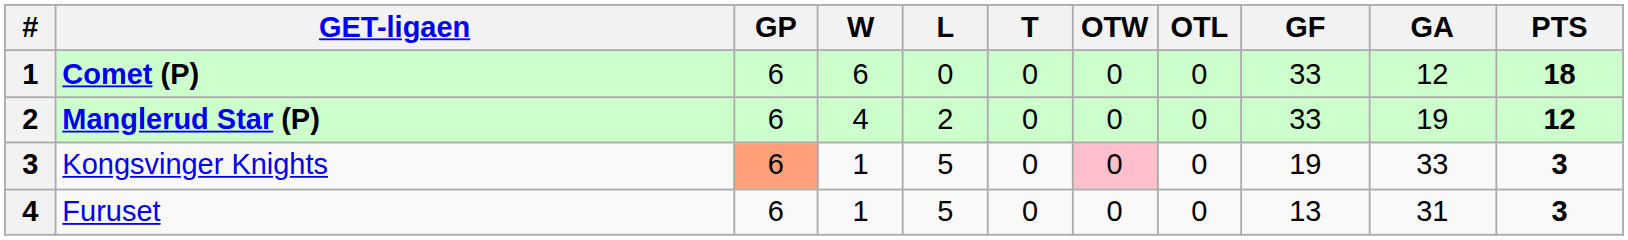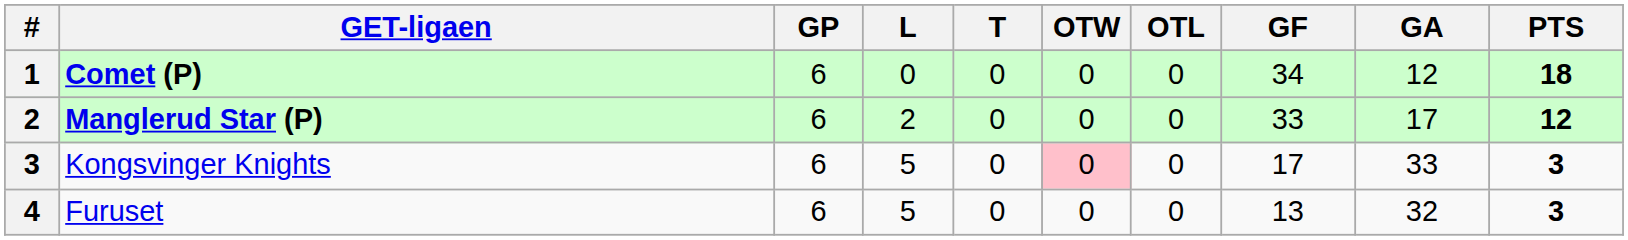- column: (861, 27)
(1305, 73) 33 -> (1288, 73) 34
(1432, 119) 19 -> (1422, 119) 17
(776, 165) lightsalmon background -> (818, 165) no background
(1305, 165) 19 -> (1288, 165) 17
(1432, 211) 31 -> (1422, 211) 32
